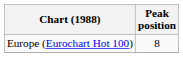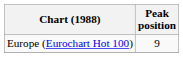(157, 43) 8 -> (157, 43) 9
